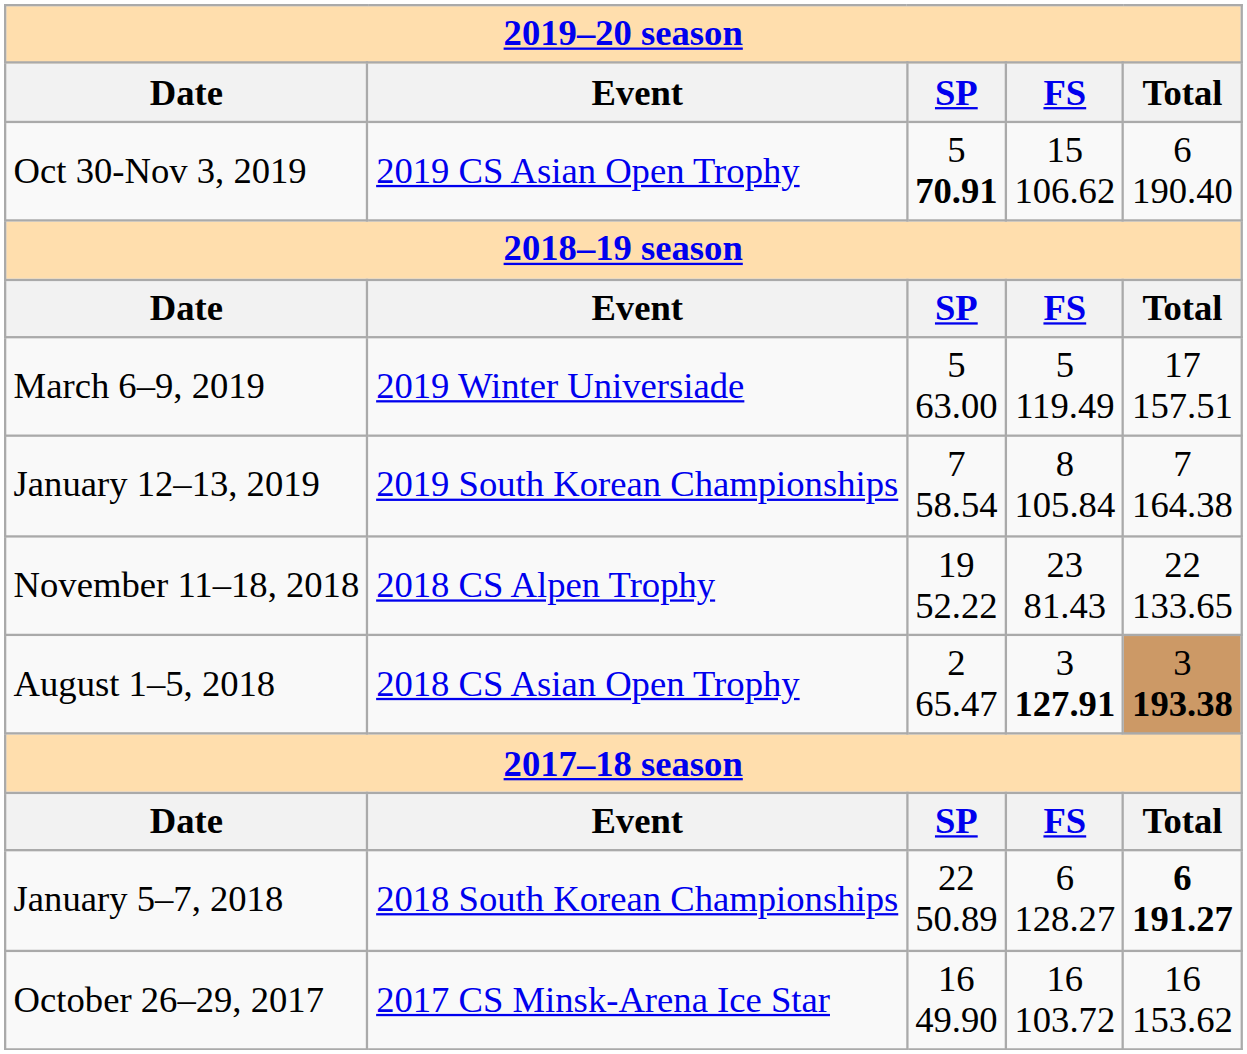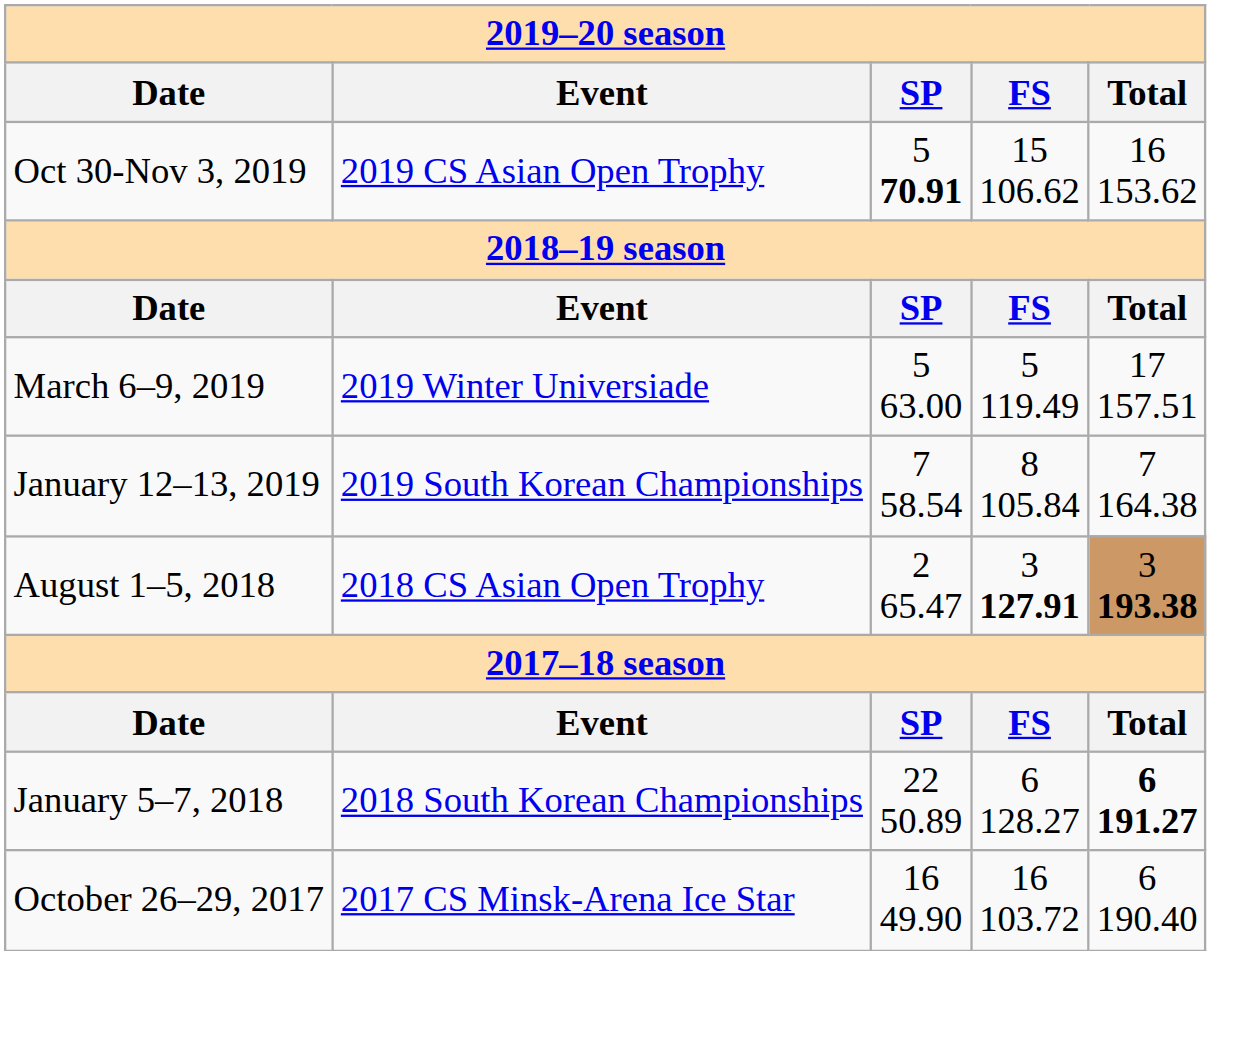(1182, 170) 6 190.40 -> (1147, 170) 16 153.62
- row: (186, 584)
(1182, 998) 16 153.62 -> (1147, 899) 6 190.40
